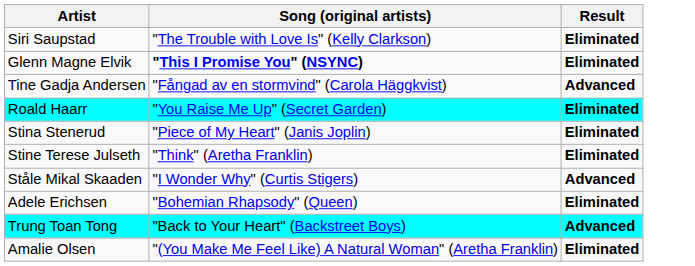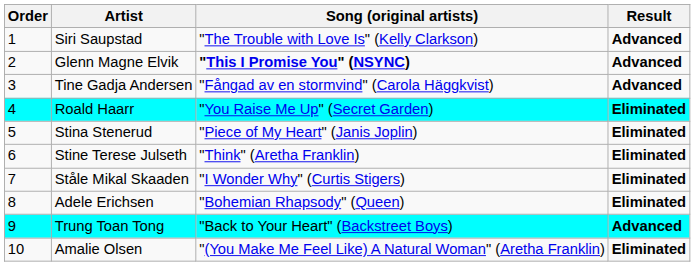+ column: (28, 16)
(602, 39) Eliminated -> (647, 39) Advanced
(602, 62) Eliminated -> (647, 62) Advanced
(600, 179) Advanced -> (649, 179) Eliminated
